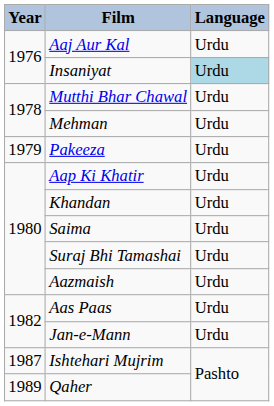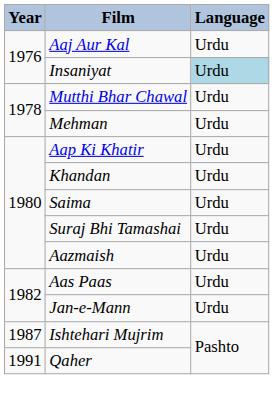- row: (77, 149)
(25, 387) 1989 -> (25, 360) 1991
